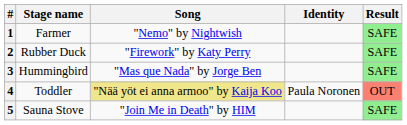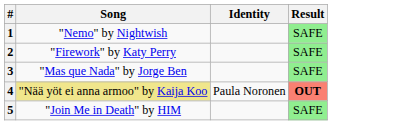- column: (53, 14)
(382, 91) normal -> (308, 91) bold
